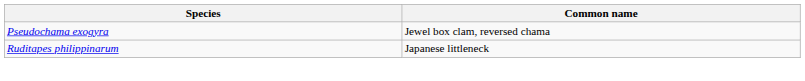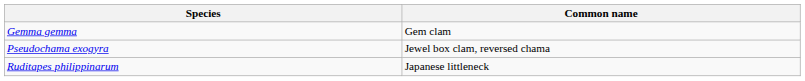+ row: (42, 31)
